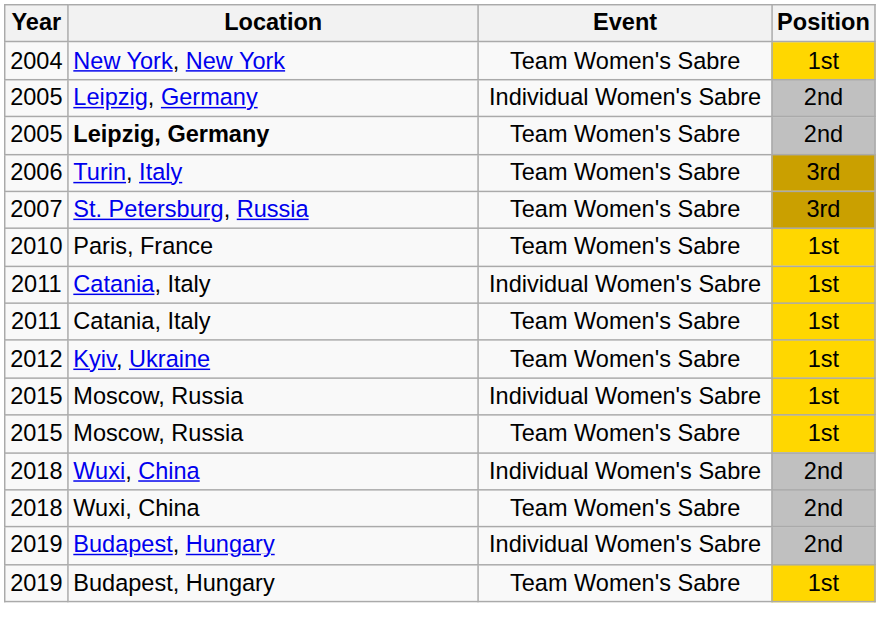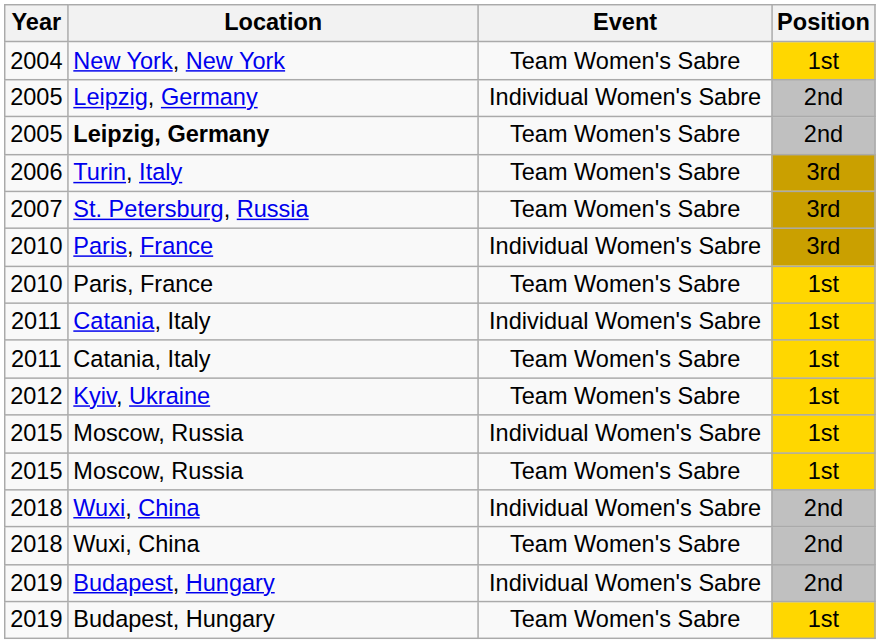+ row: (36, 246)
